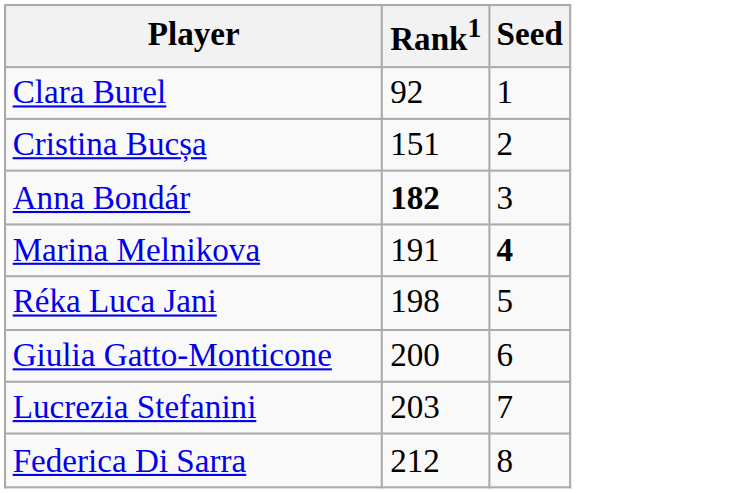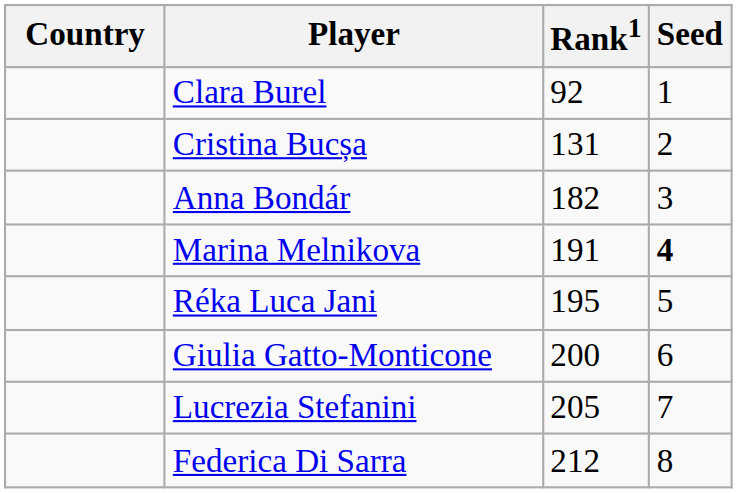+ column: (85, 35)
(415, 144) 151 -> (575, 144) 131
(415, 197) bold -> (575, 197) normal
(415, 302) 198 -> (575, 302) 195
(415, 407) 203 -> (575, 407) 205
